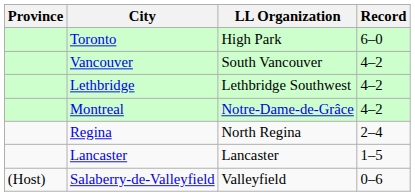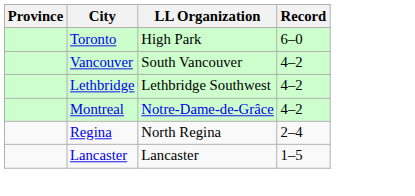- row: (142, 179)
